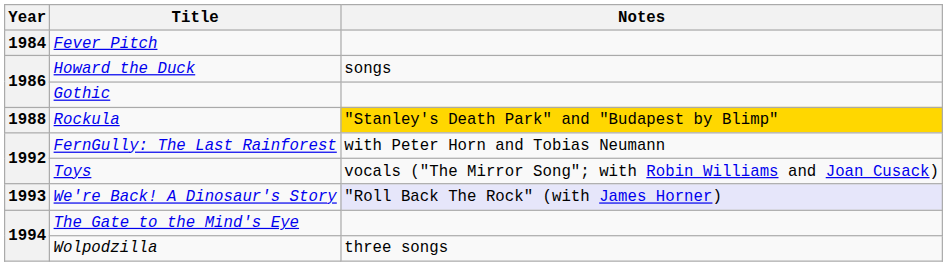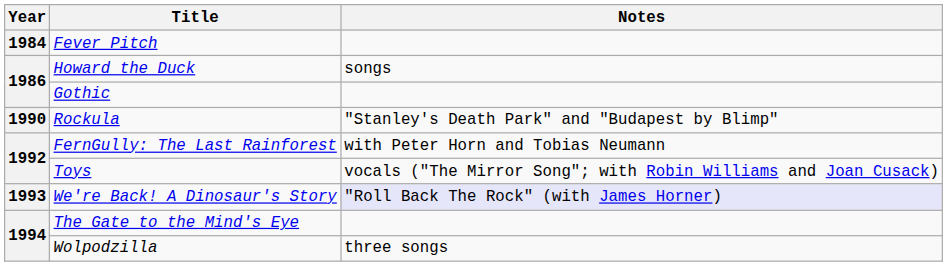(27, 120) 1988 -> (27, 120) 1990
(561, 120) gold background -> (561, 120) no background
